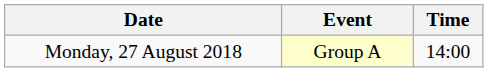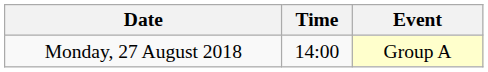columns swapped: (448, 19) <-> (348, 19)
